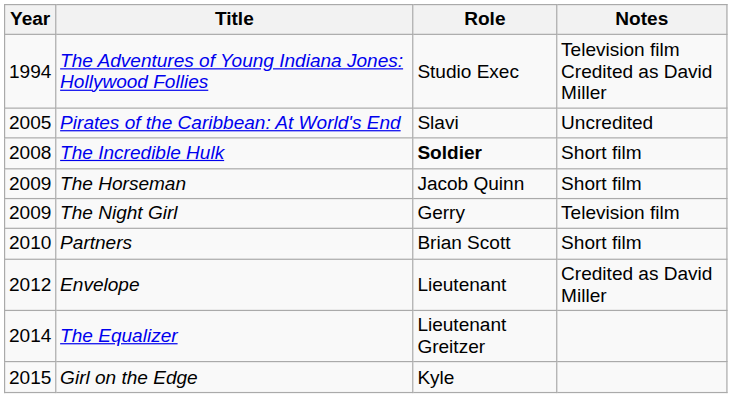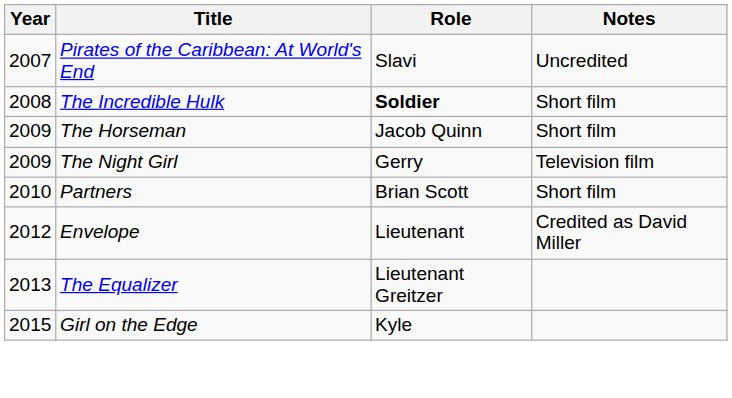- row: (232, 71)
(30, 122) 2005 -> (30, 60) 2007
(30, 336) 2014 -> (30, 284) 2013
